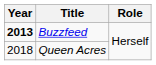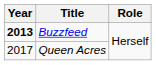(20, 50) 2018 -> (20, 50) 2017
